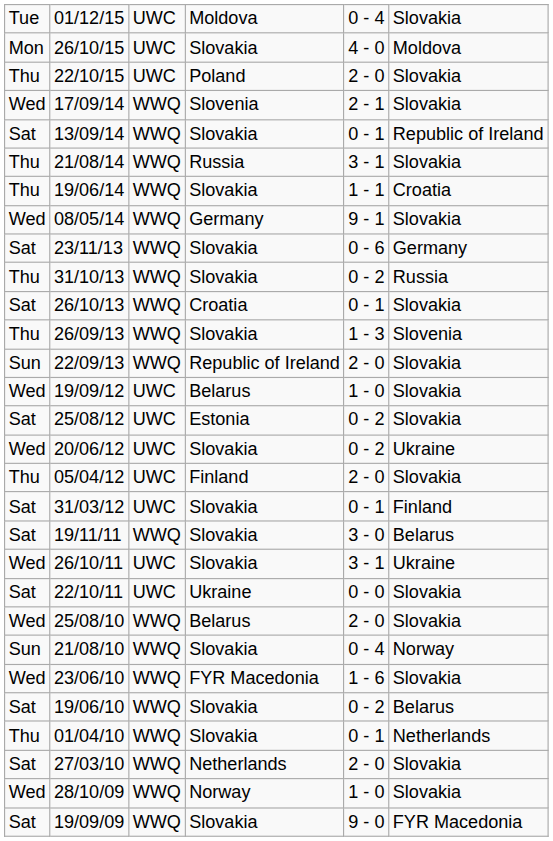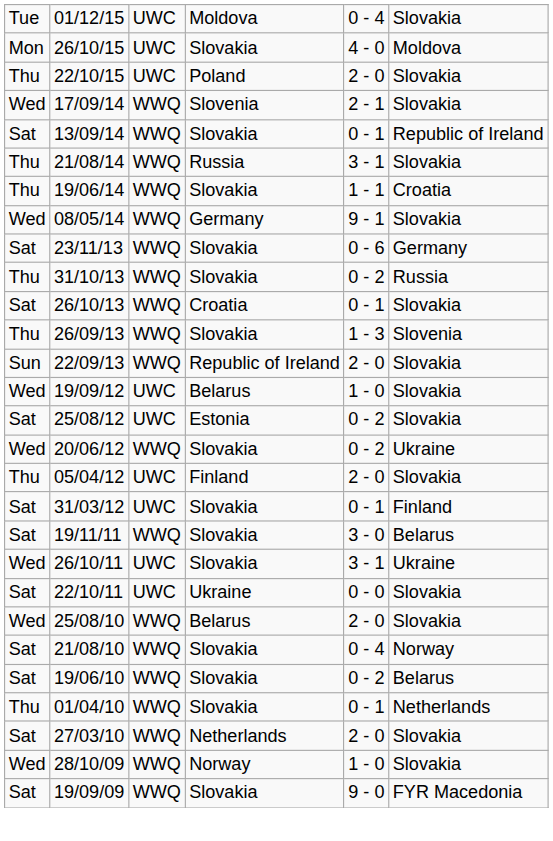(154, 448) UWC -> (157, 448) WWQ
(25, 649) Sun -> (22, 649) Sat
- row: (89, 678)
